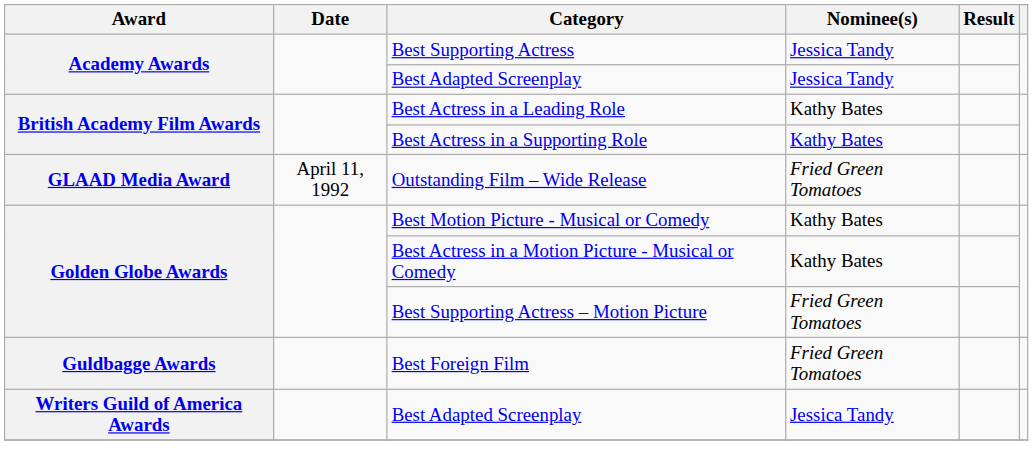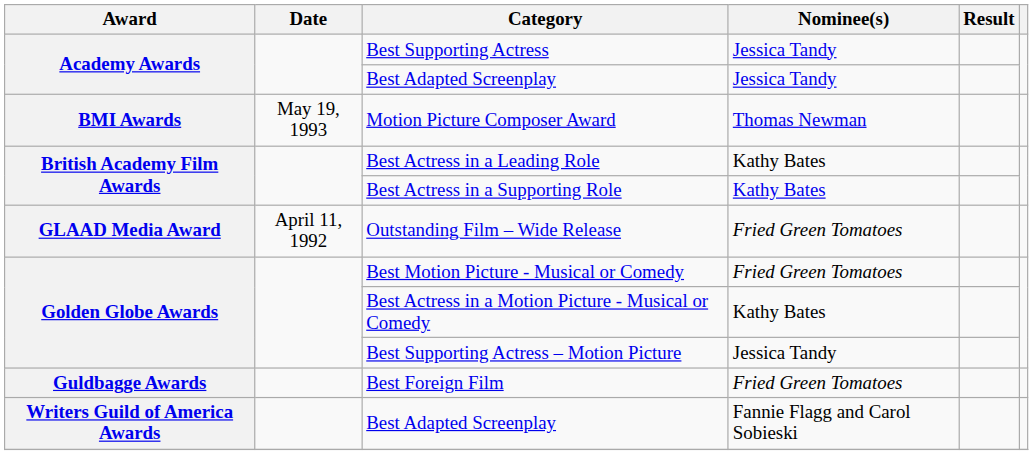+ row: (130, 119)
(836, 220) Kathy Bates -> (818, 271) Fried Green Tomatoes
(837, 312) Fried Green Tomatoes -> (785, 352) Jessica Tandy
(842, 414) Jessica Tandy -> (822, 423) Fannie Flagg and Carol Sobieski
